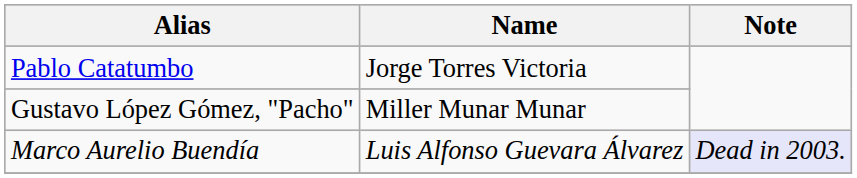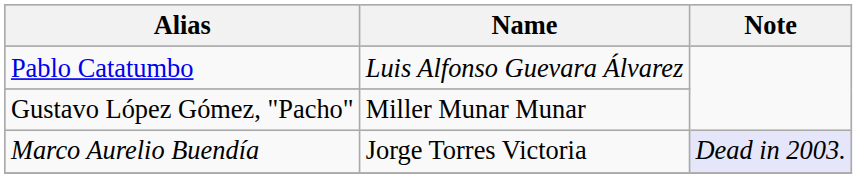(476, 67) Jorge Torres Victoria -> (524, 67) Luis Alfonso Guevara Álvarez
(524, 151) Luis Alfonso Guevara Álvarez -> (476, 151) Jorge Torres Victoria
